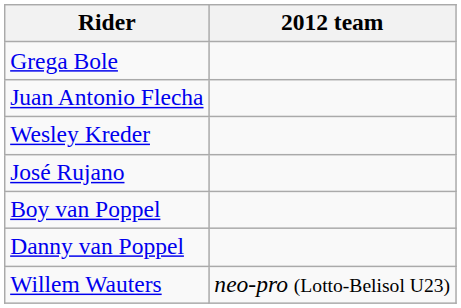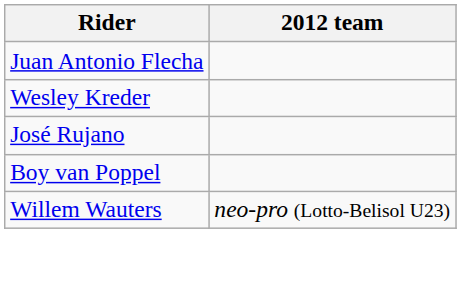- row: (64, 60)
- row: (97, 246)
